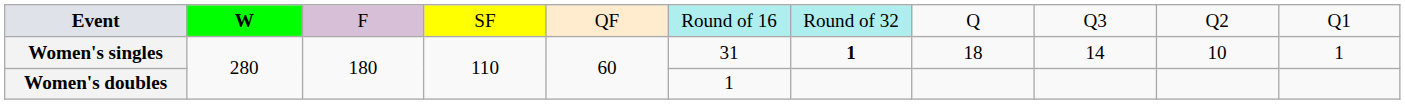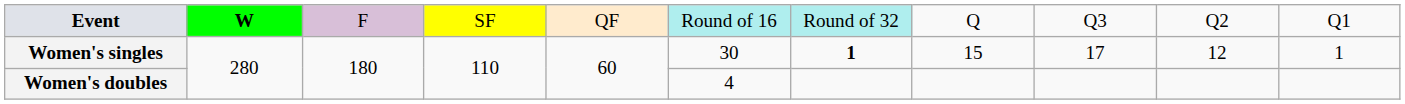(729, 52) 31 -> (729, 52) 30
(973, 52) 18 -> (973, 52) 15
(1095, 52) 14 -> (1095, 52) 17
(1217, 52) 10 -> (1217, 52) 12
(729, 83) 1 -> (729, 83) 4
